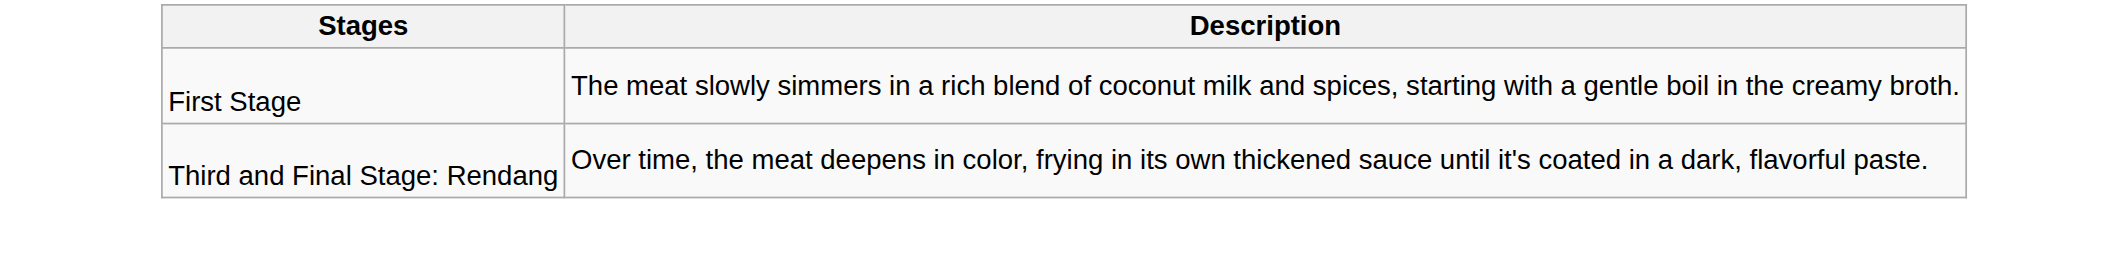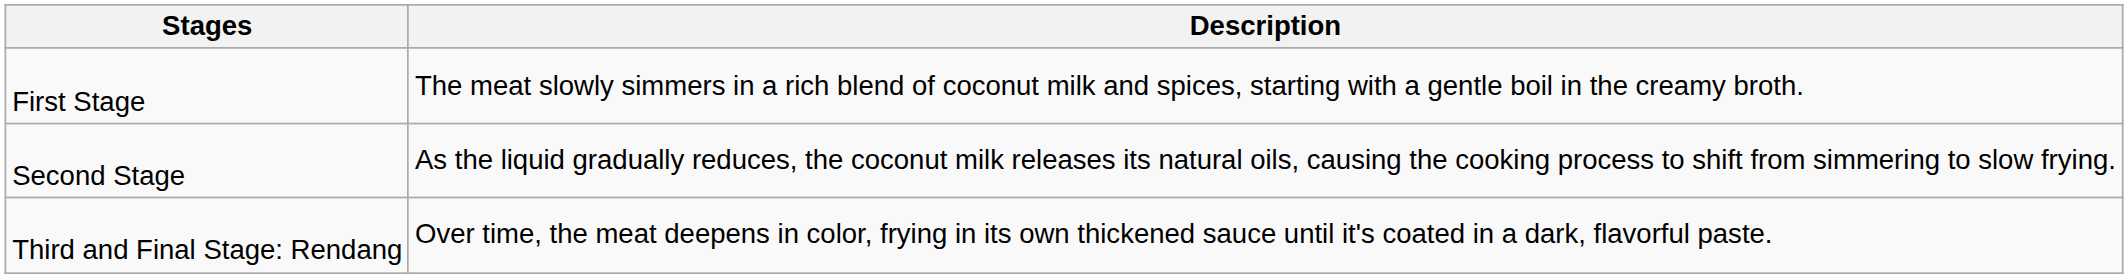+ row: (99, 175)
